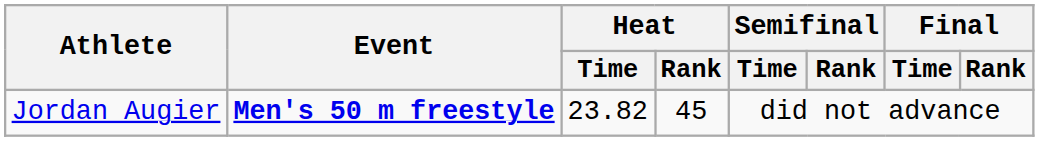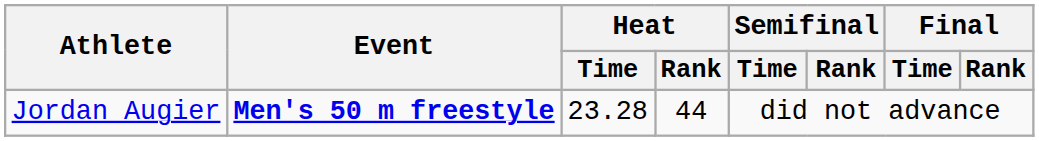(608, 112) 23.82 -> (608, 112) 23.28
(691, 112) 45 -> (691, 112) 44
